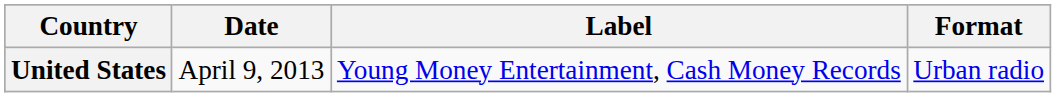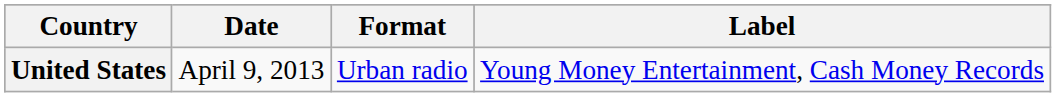columns swapped: (979, 26) <-> (619, 26)
